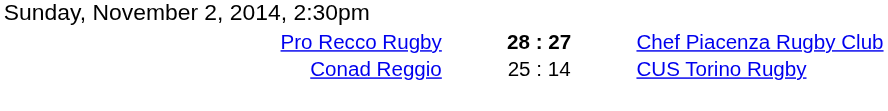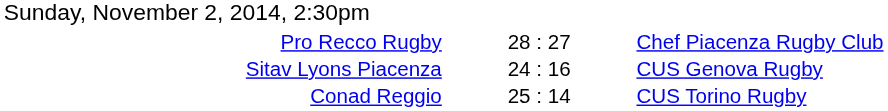(539, 42) bold -> (539, 42) normal
+ row: (344, 69)
